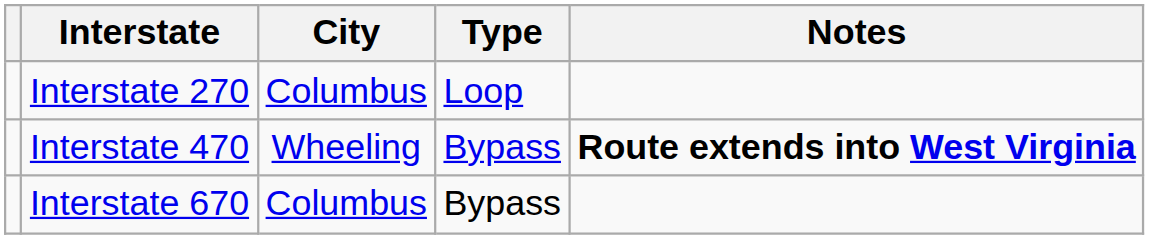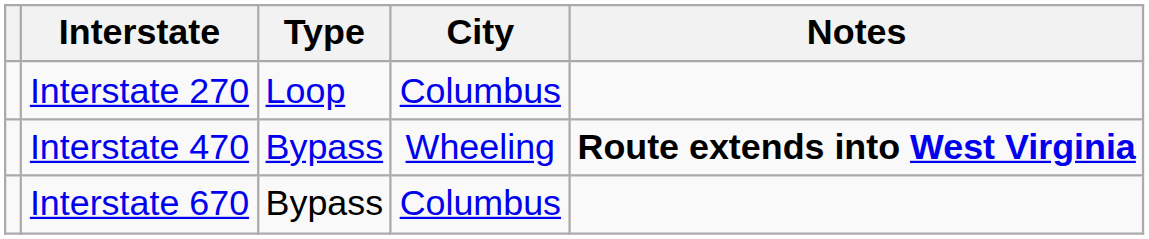columns swapped: (346, 32) <-> (502, 32)
